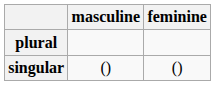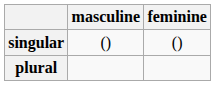rows swapped: (36, 67) <-> (36, 42)
